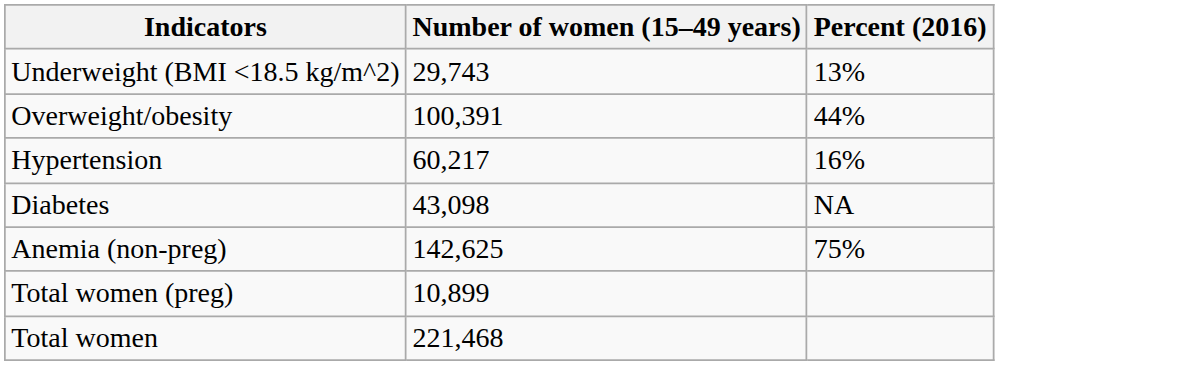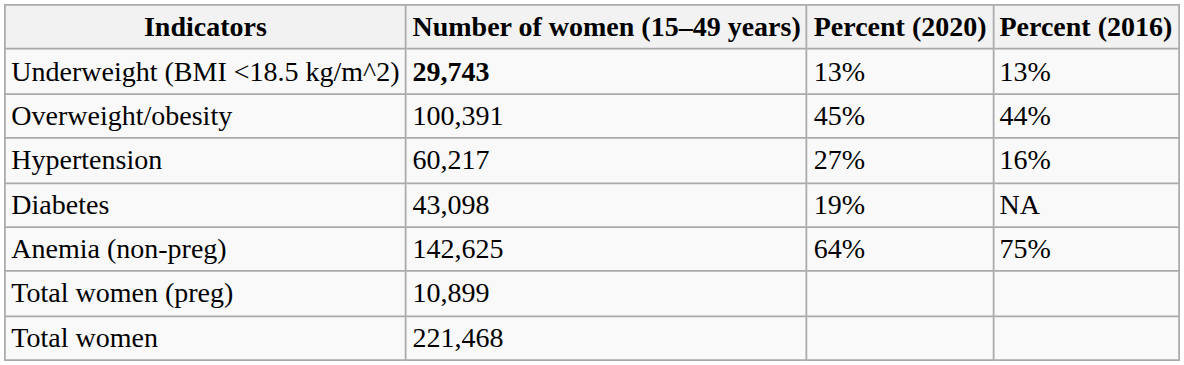+ column: (900, 26)
(451, 71) normal -> (451, 71) bold
